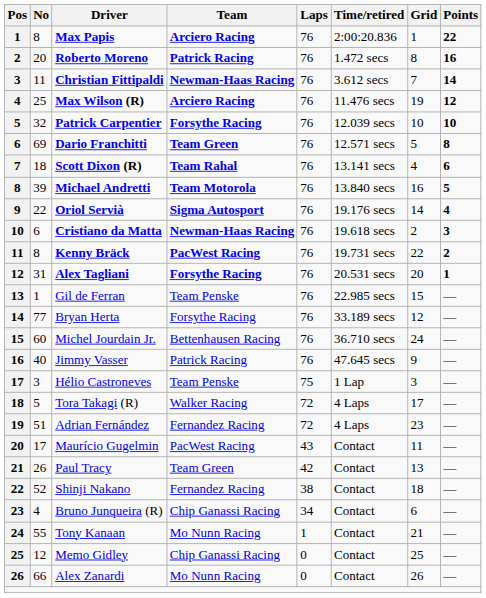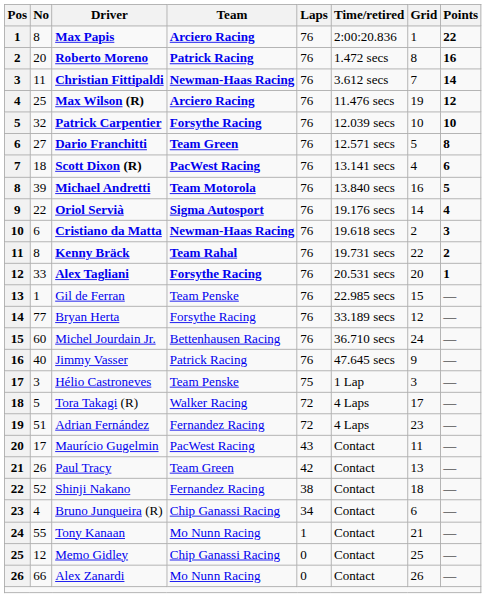(40, 144) 69 -> (40, 144) 27
(203, 166) Team Rahal -> (215, 166) PacWest Racing
(215, 252) PacWest Racing -> (203, 252) Team Rahal
(40, 274) 31 -> (40, 274) 33
